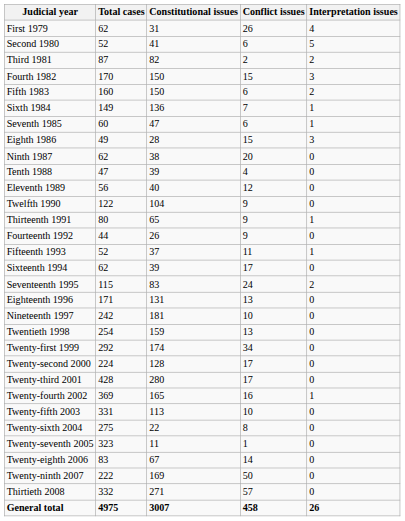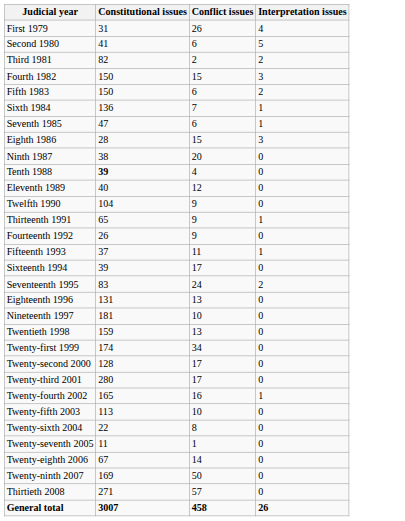- column: (121, 12)
(154, 172) normal -> (103, 172) bold
